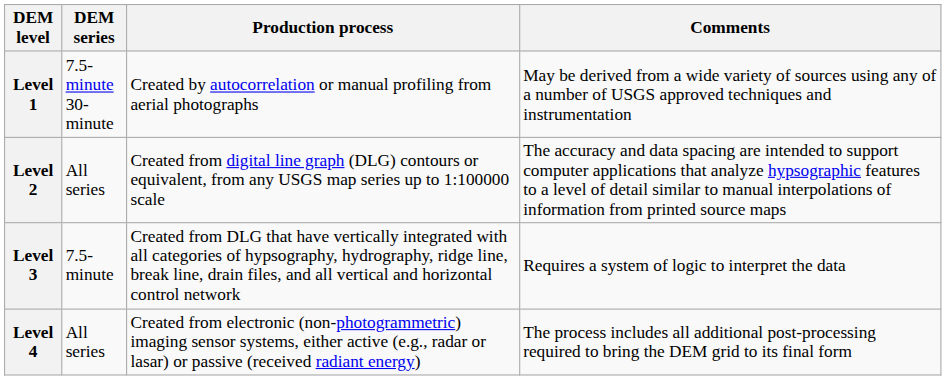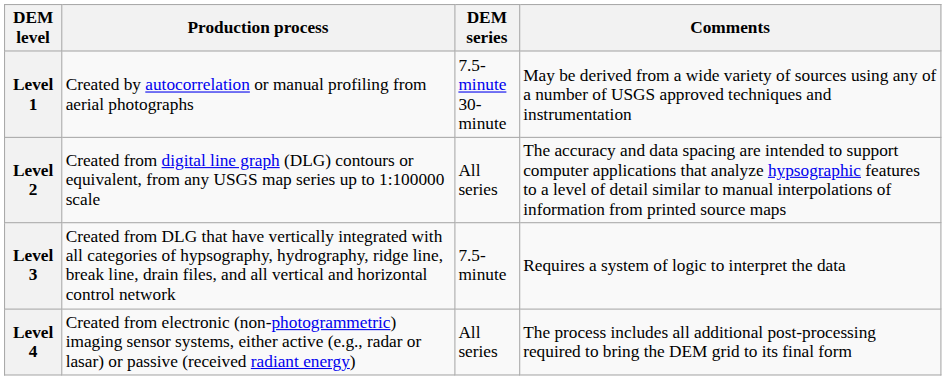columns swapped: (94, 27) <-> (323, 27)
